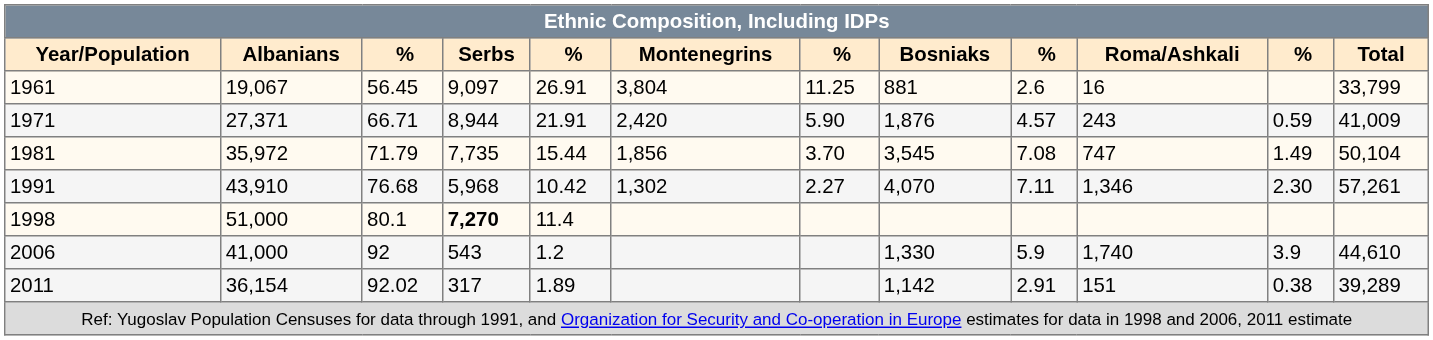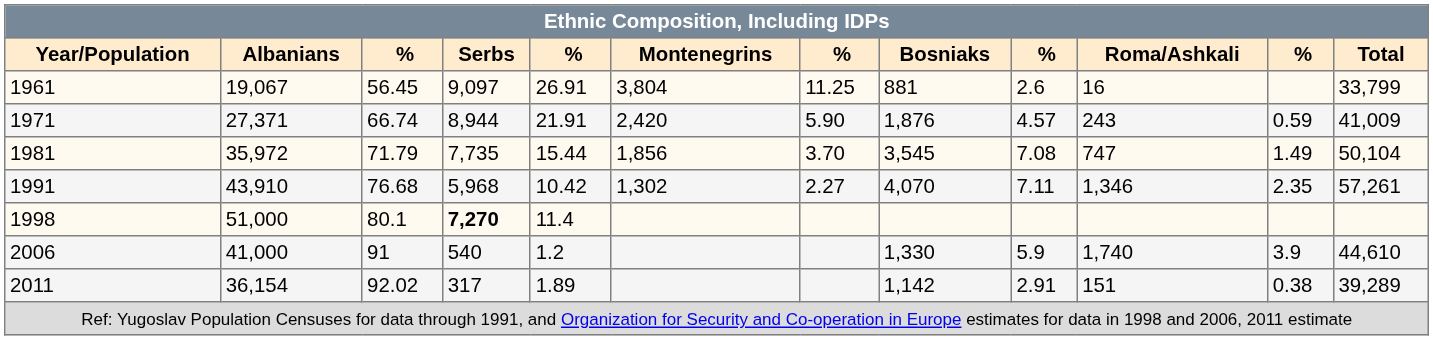(393, 120) 66.71 -> (393, 120) 66.74
(1292, 186) 2.30 -> (1292, 186) 2.35
(378, 252) 92 -> (378, 252) 91
(465, 252) 543 -> (465, 252) 540
